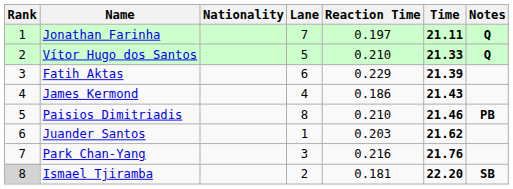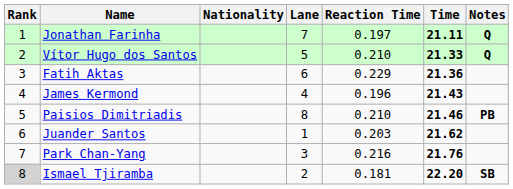(445, 74) 21.39 -> (445, 74) 21.36
(373, 94) 0.186 -> (373, 94) 0.196
